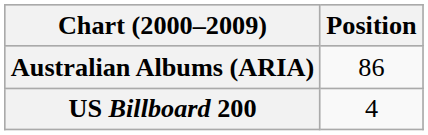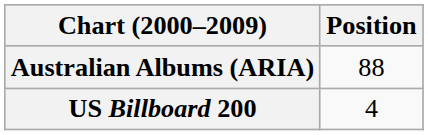(371, 66) 86 -> (371, 66) 88
